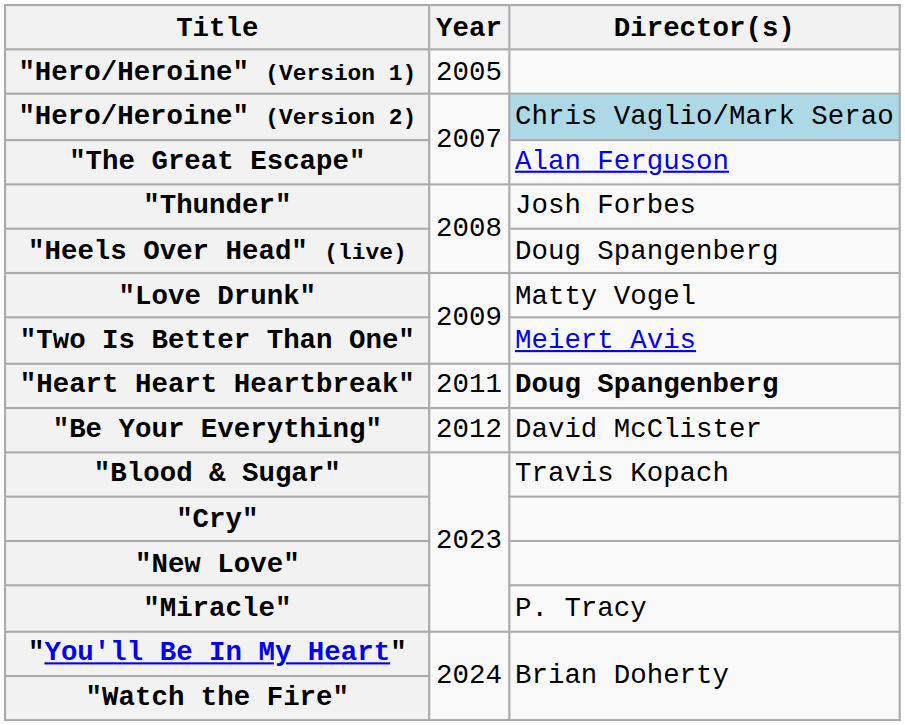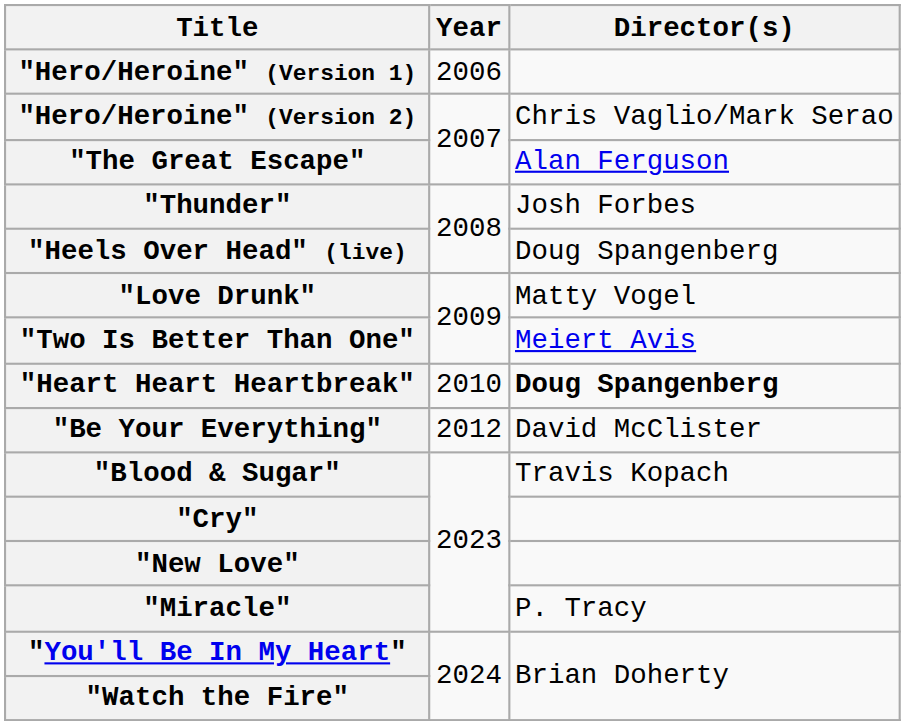(469, 72) 2005 -> (469, 72) 2006
(704, 117) lightblue background -> (704, 117) no background
(469, 385) 2011 -> (469, 385) 2010
